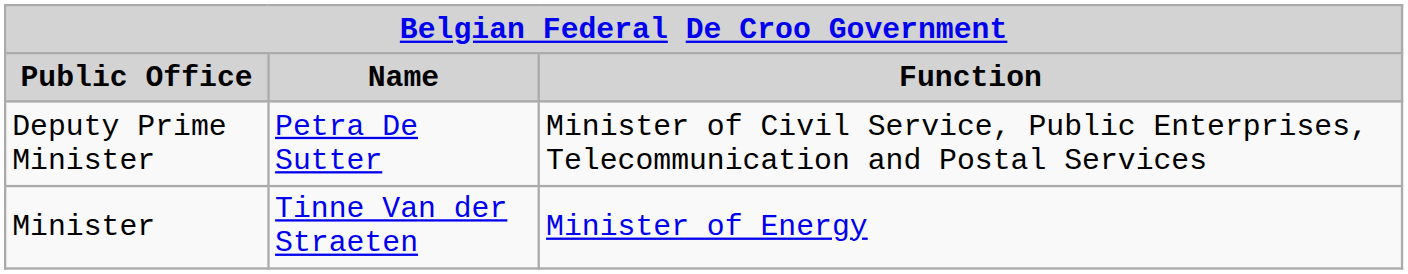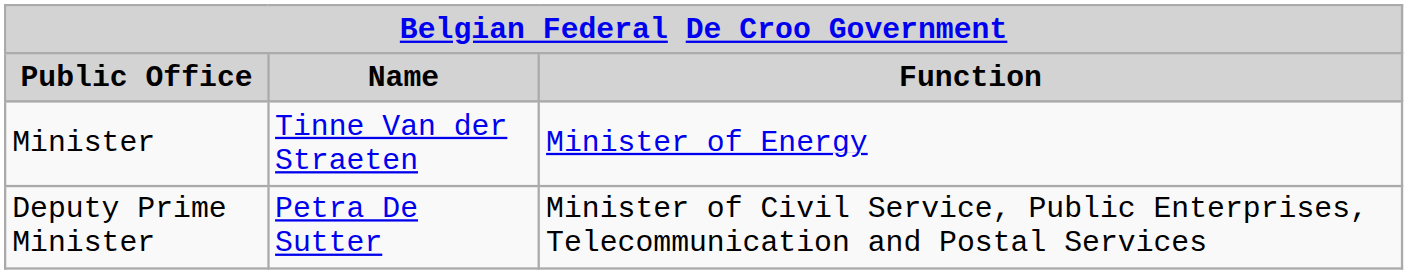rows swapped: (119, 144) <-> (84, 226)
